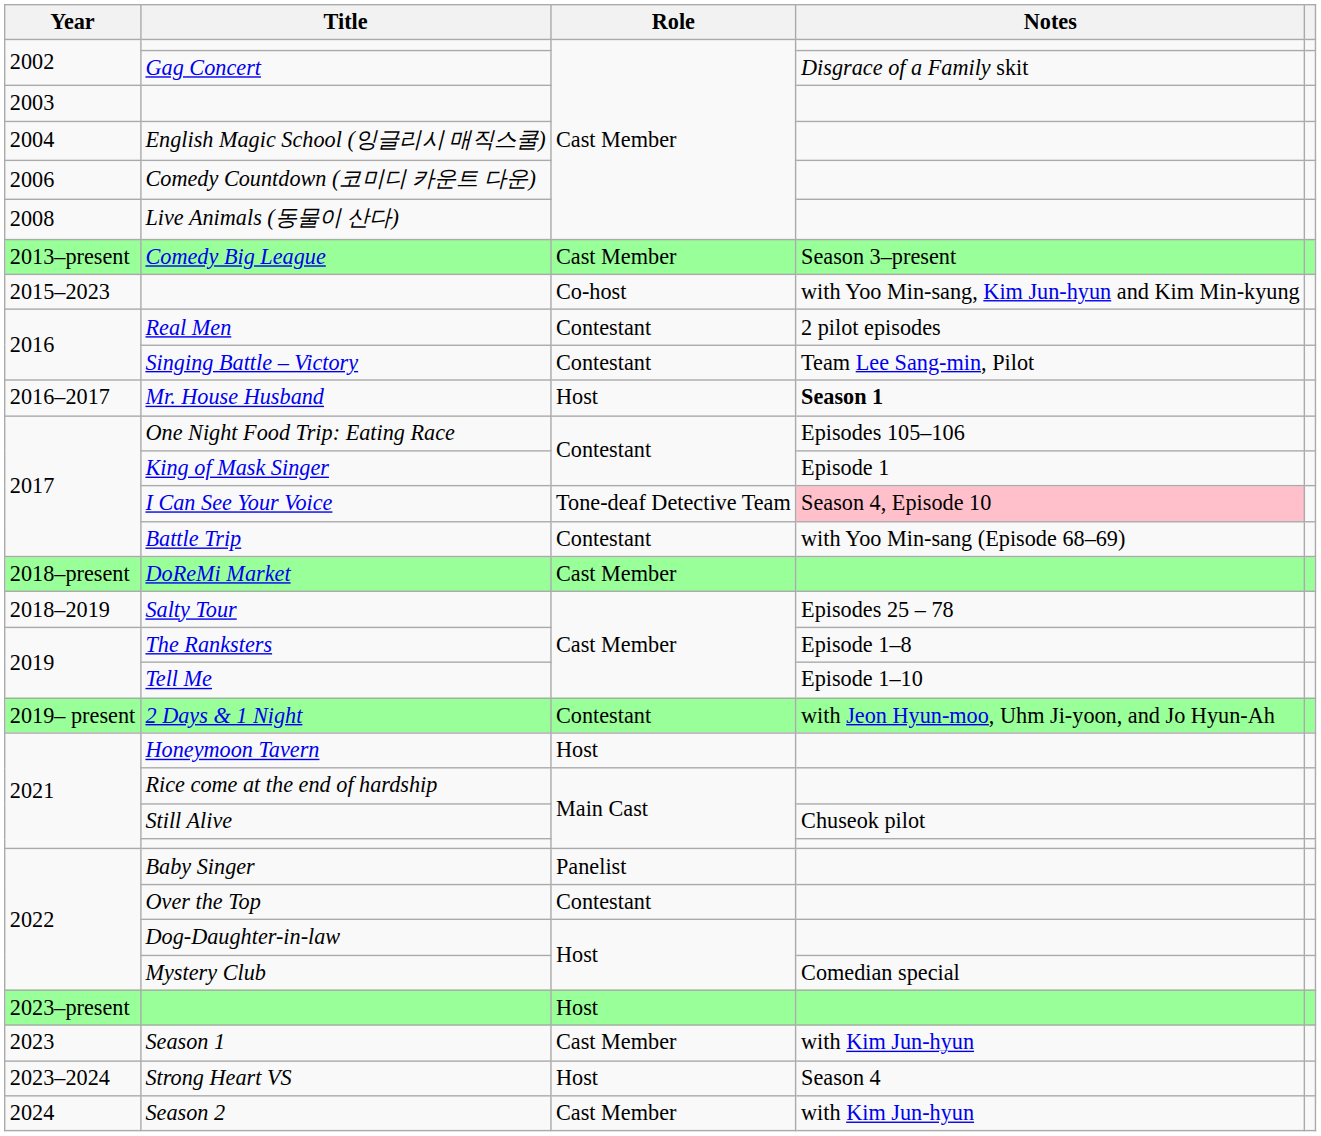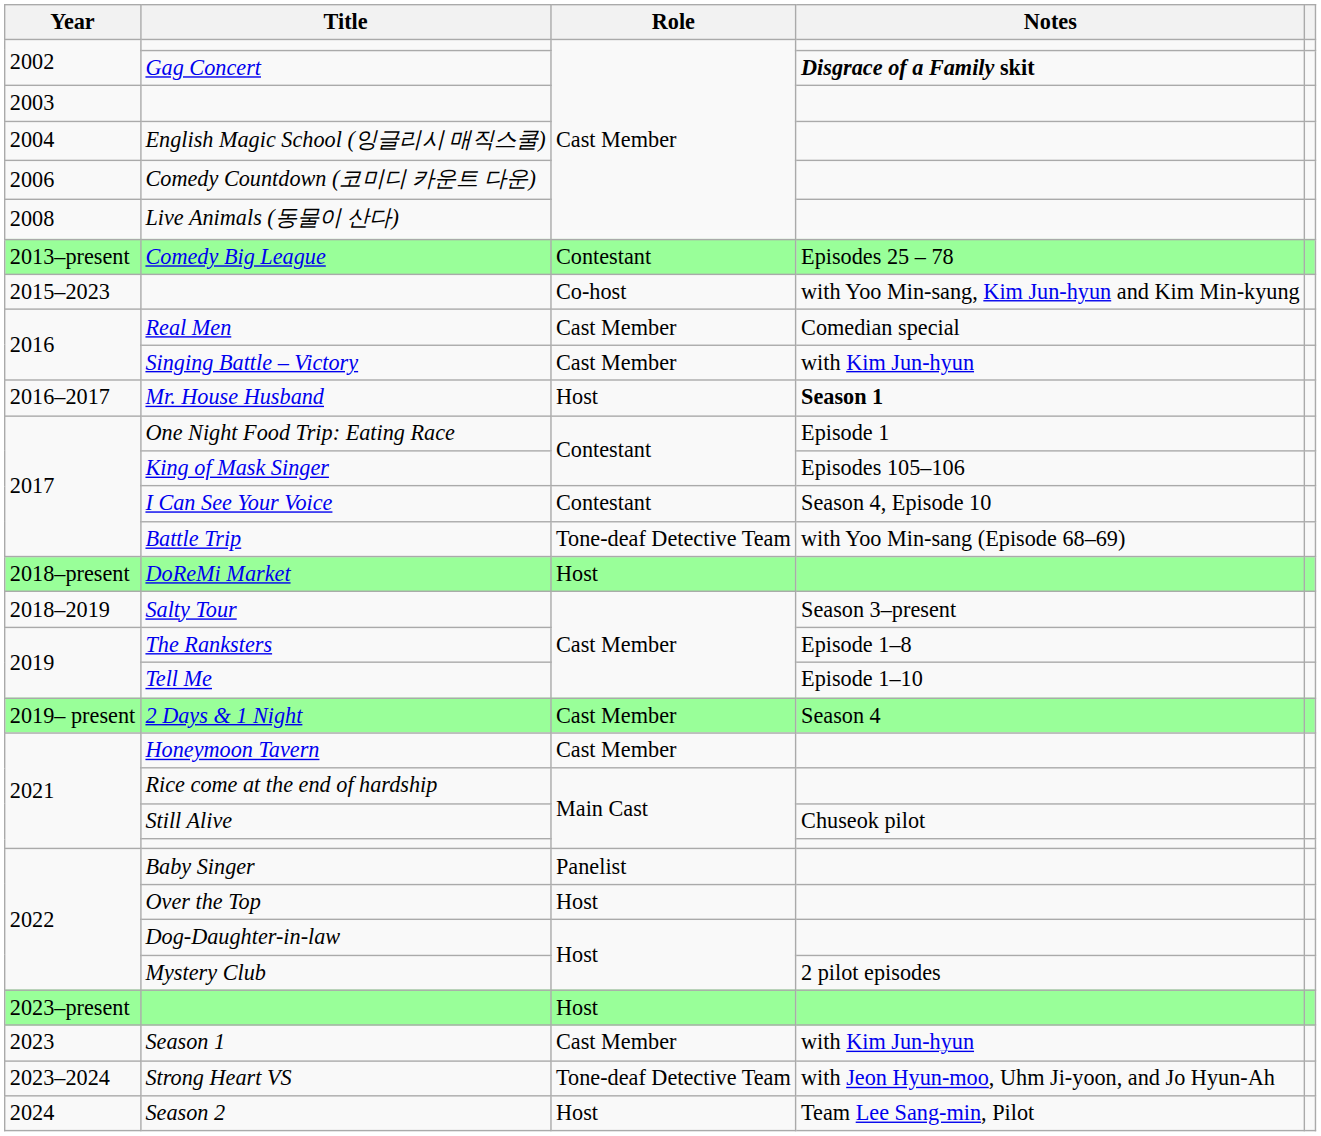(915, 67) normal -> (918, 67) bold
(616, 256) Cast Member -> (604, 256) Contestant
(879, 256) Season 3–present -> (877, 256) Episodes 25 – 78
(604, 327) Contestant -> (616, 327) Cast Member
(871, 327) 2 pilot episodes -> (880, 327) Comedian special
(604, 362) Contestant -> (616, 362) Cast Member
(918, 362) Team Lee Sang-min, Pilot -> (888, 362) with Kim Jun-hyun
(883, 432) Episodes 105–106 -> (845, 432) Episode 1
(845, 468) Episode 1 -> (883, 468) Episodes 105–106
(673, 503) Tone-deaf Detective Team -> (604, 503) Contestant
(896, 503) pink background -> (896, 503) no background
(604, 538) Contestant -> (673, 538) Tone-deaf Detective Team
(616, 573) Cast Member -> (577, 573) Host
(877, 609) Episodes 25 – 78 -> (879, 609) Season 3–present
(604, 715) Contestant -> (616, 715) Cast Member
(1038, 715) with Jeon Hyun-moo, Uhm Ji-yoon, and Jo Hyun-Ah -> (841, 715) Season 4
(577, 750) Host -> (616, 750) Cast Member
(604, 901) Contestant -> (577, 901) Host
(880, 972) Comedian special -> (871, 972) 2 pilot episodes
(577, 1078) Host -> (673, 1078) Tone-deaf Detective Team
(841, 1078) Season 4 -> (1038, 1078) with Jeon Hyun-moo, Uhm Ji-yoon, and Jo Hyun-Ah
(616, 1113) Cast Member -> (577, 1113) Host
(888, 1113) with Kim Jun-hyun -> (918, 1113) Team Lee Sang-min, Pilot
